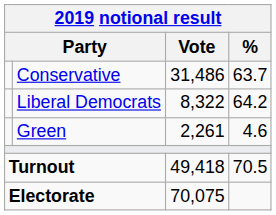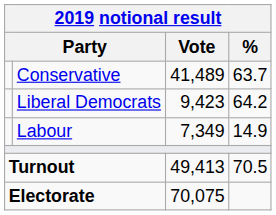(197, 74) 31,486 -> (197, 74) 41,489
(202, 103) 8,322 -> (202, 103) 9,423
+ row: (44, 131)
- row: (42, 131)
(197, 167) 49,418 -> (197, 167) 49,413
